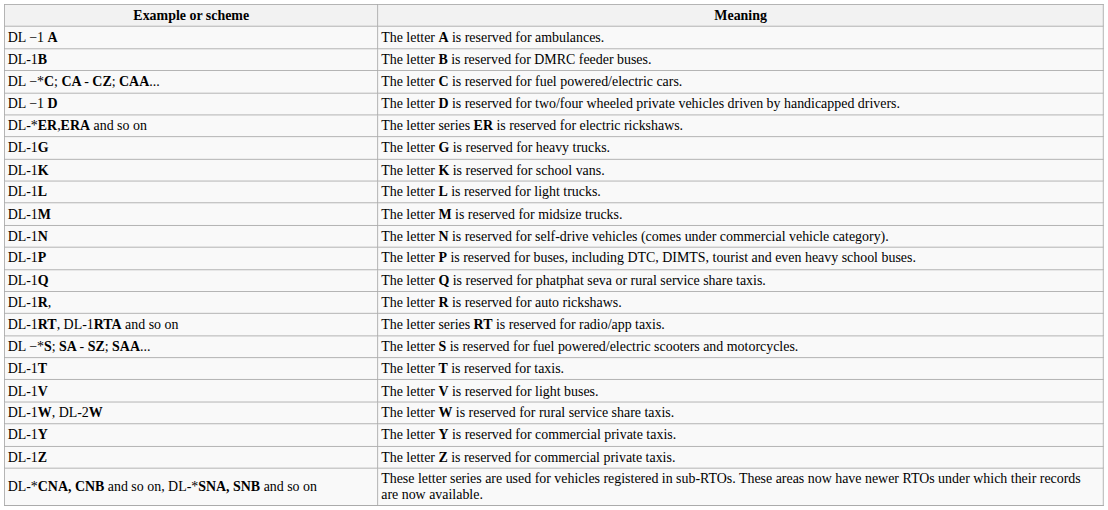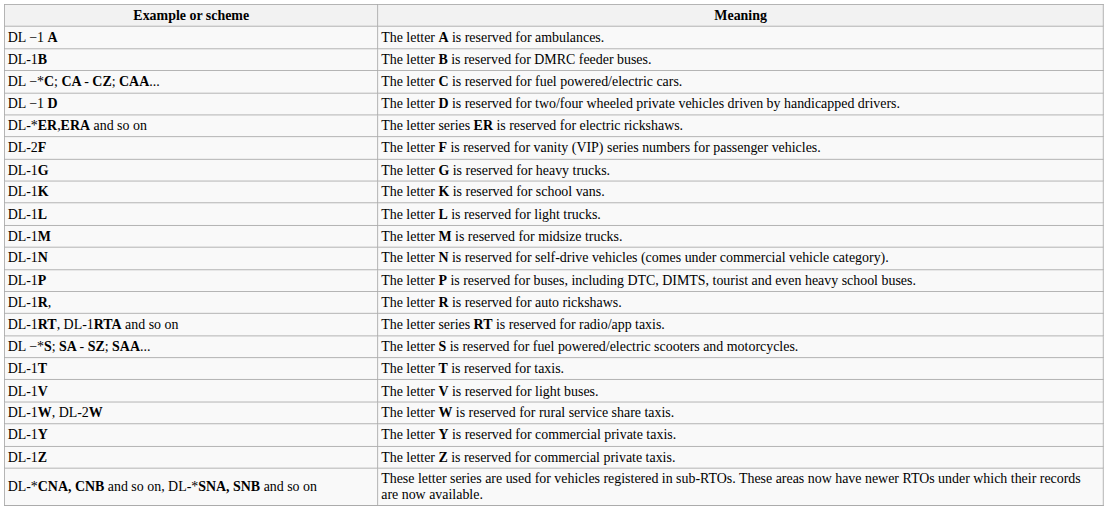+ row: (27, 147)
- row: (28, 280)
